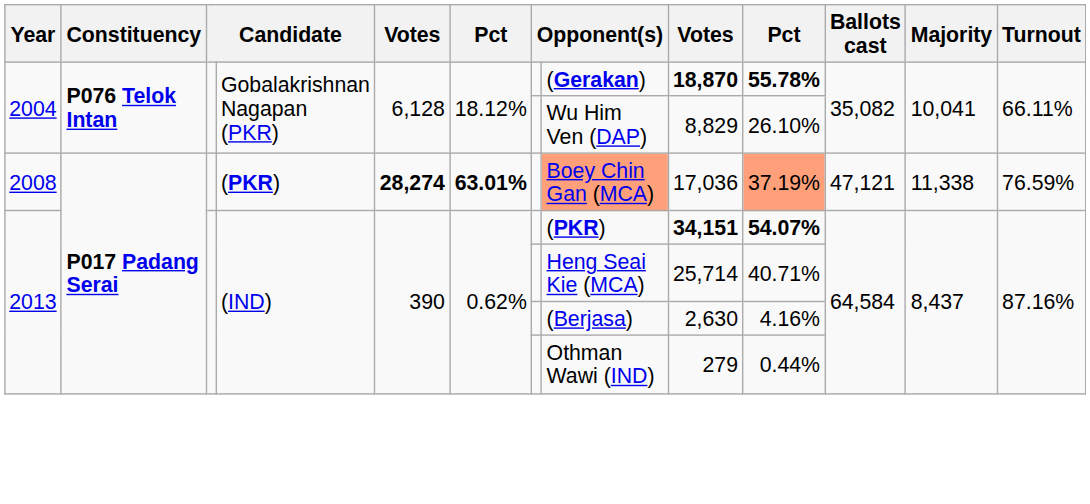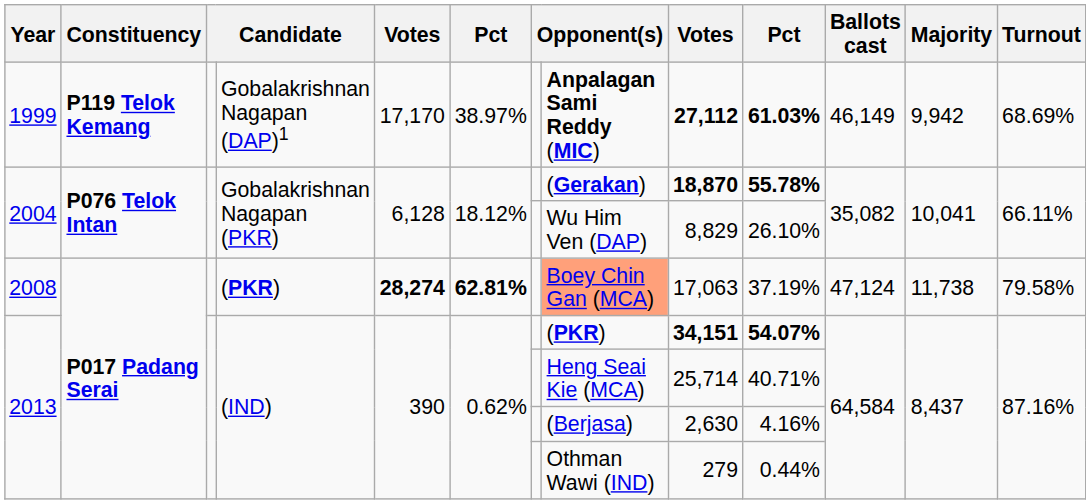+ row: (33, 115)
(491, 182) 63.01% -> (491, 287) 62.81%
(705, 182) 17,036 -> (705, 287) 17,063
(784, 182) lightsalmon background -> (784, 287) no background
(862, 182) 47,121 -> (862, 287) 47,124
(942, 182) 11,338 -> (942, 287) 11,738
(1038, 182) 76.59% -> (1038, 287) 79.58%
